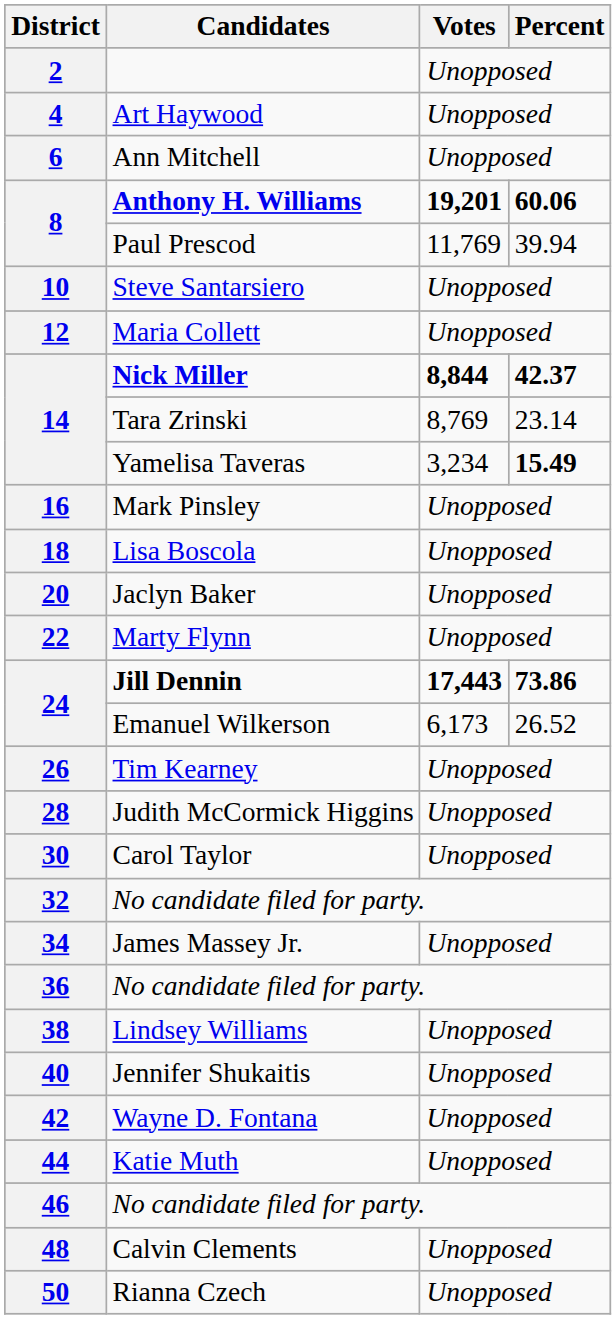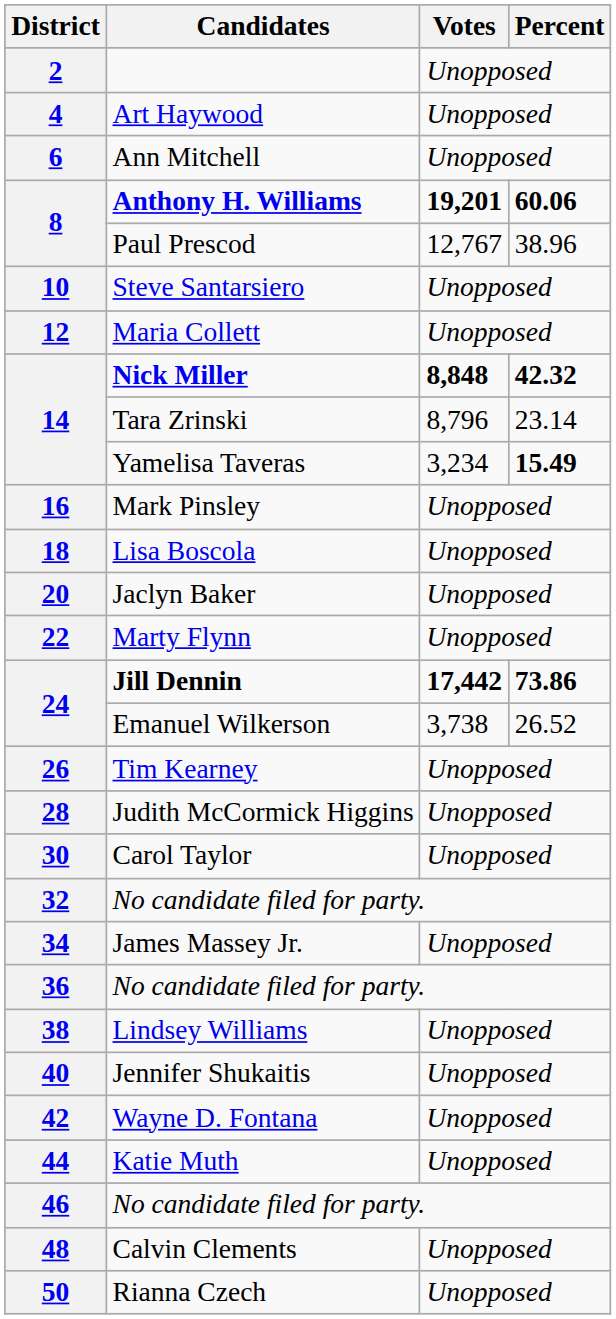(464, 244) 11,769 -> (464, 244) 12,767
(546, 244) 39.94 -> (546, 244) 38.96
(457, 375) 8,844 -> (457, 375) 8,848
(546, 375) 42.37 -> (546, 375) 42.32
(457, 419) 8,769 -> (457, 419) 8,796
(464, 680) 17,443 -> (464, 680) 17,442
(457, 724) 6,173 -> (457, 724) 3,738
